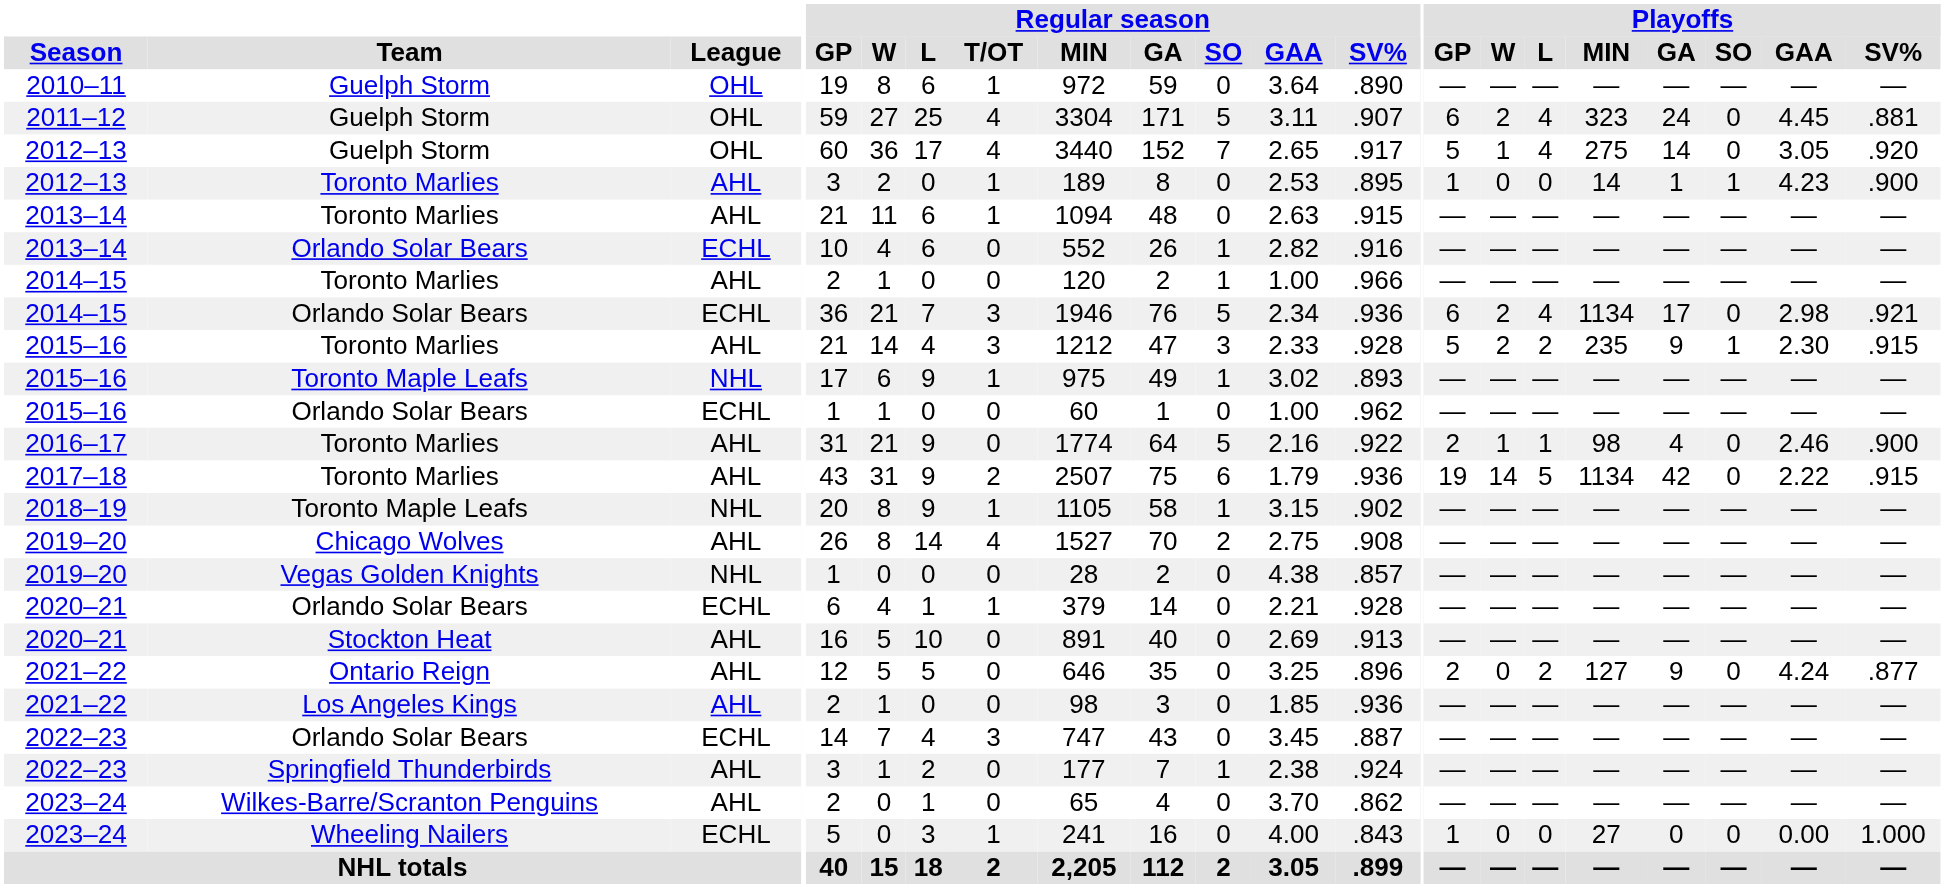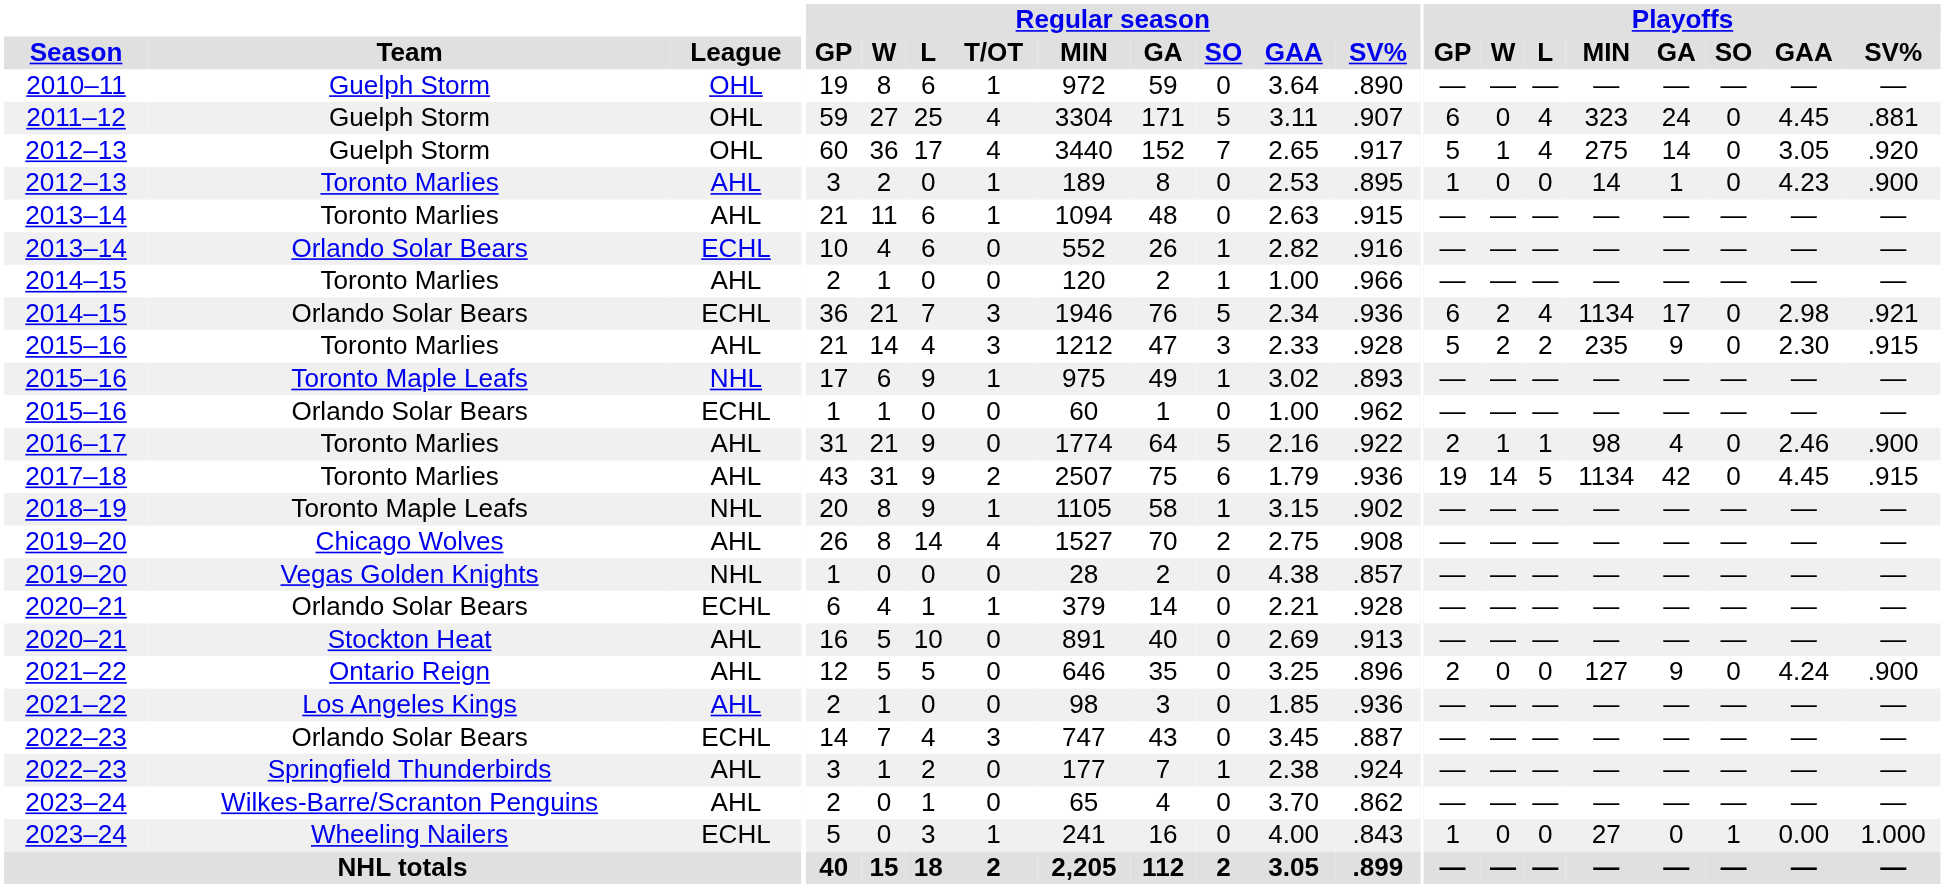(1503, 117) 2 -> (1503, 117) 0
(1734, 182) 1 -> (1734, 182) 0
(1734, 345) 1 -> (1734, 345) 0
(1804, 476) 2.22 -> (1804, 476) 4.45
(1545, 671) 2 -> (1545, 671) 0
(1893, 671) .877 -> (1893, 671) .900
(1734, 834) 0 -> (1734, 834) 1
